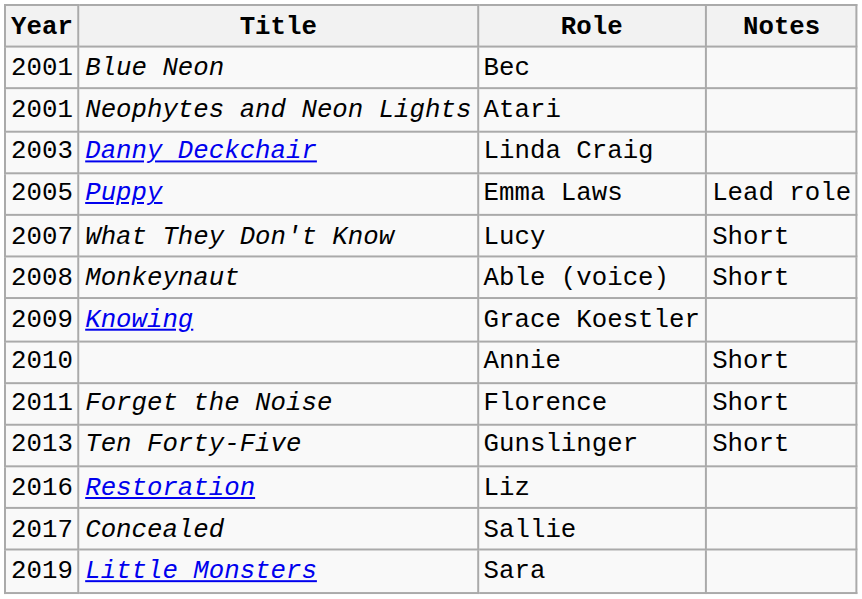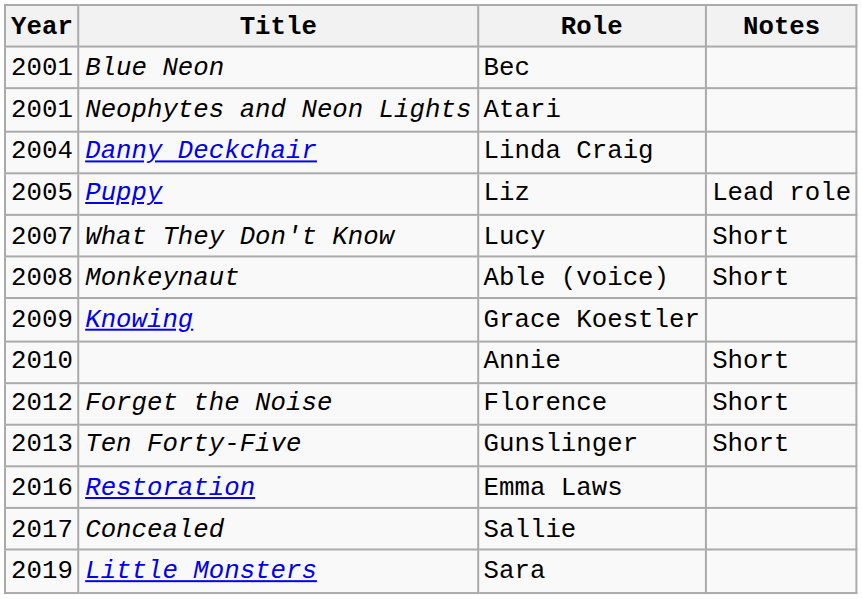(42, 152) 2003 -> (42, 152) 2004
(553, 194) Emma Laws -> (507, 194) Liz
(42, 404) 2011 -> (42, 404) 2012
(507, 487) Liz -> (553, 487) Emma Laws
